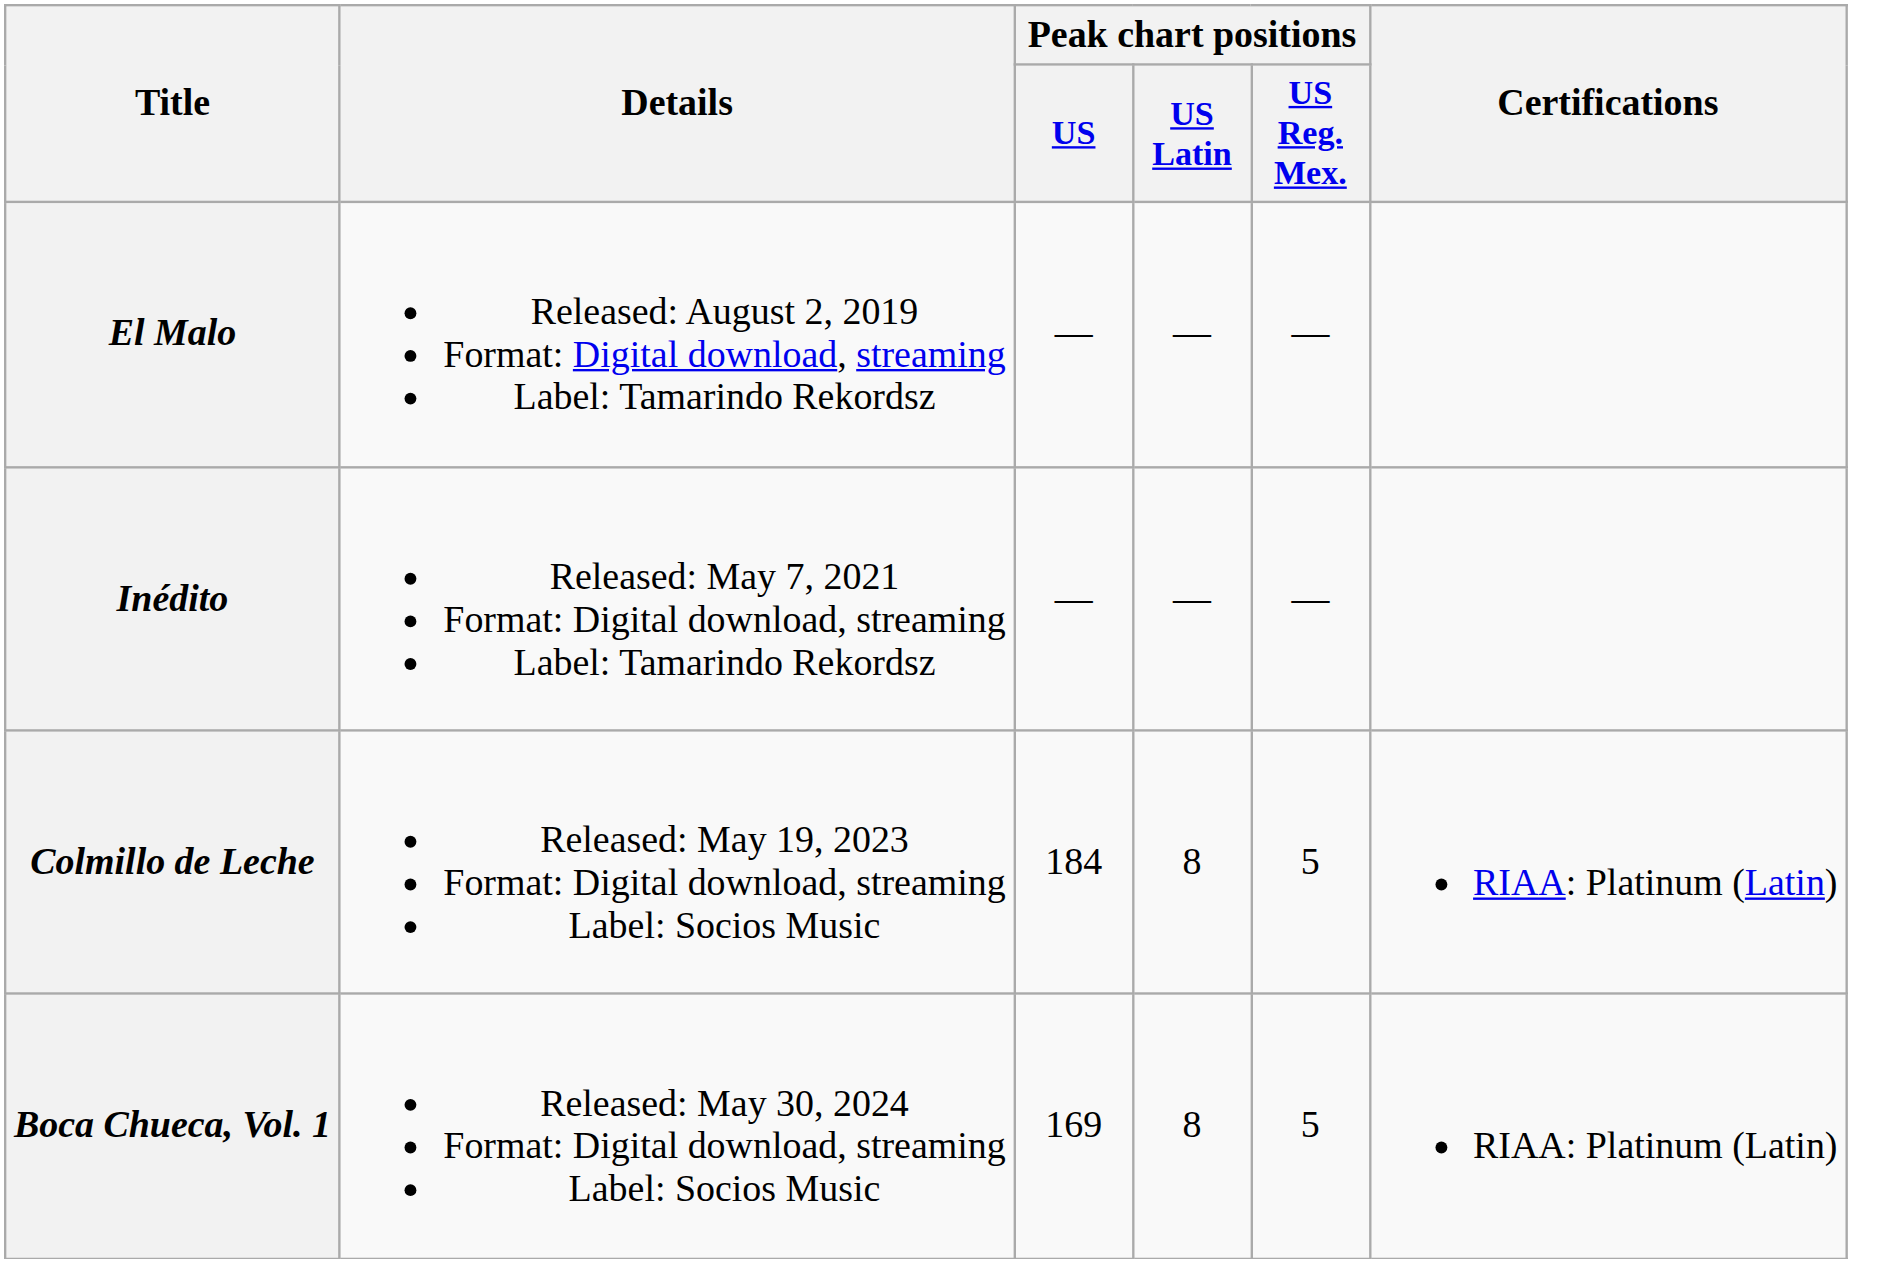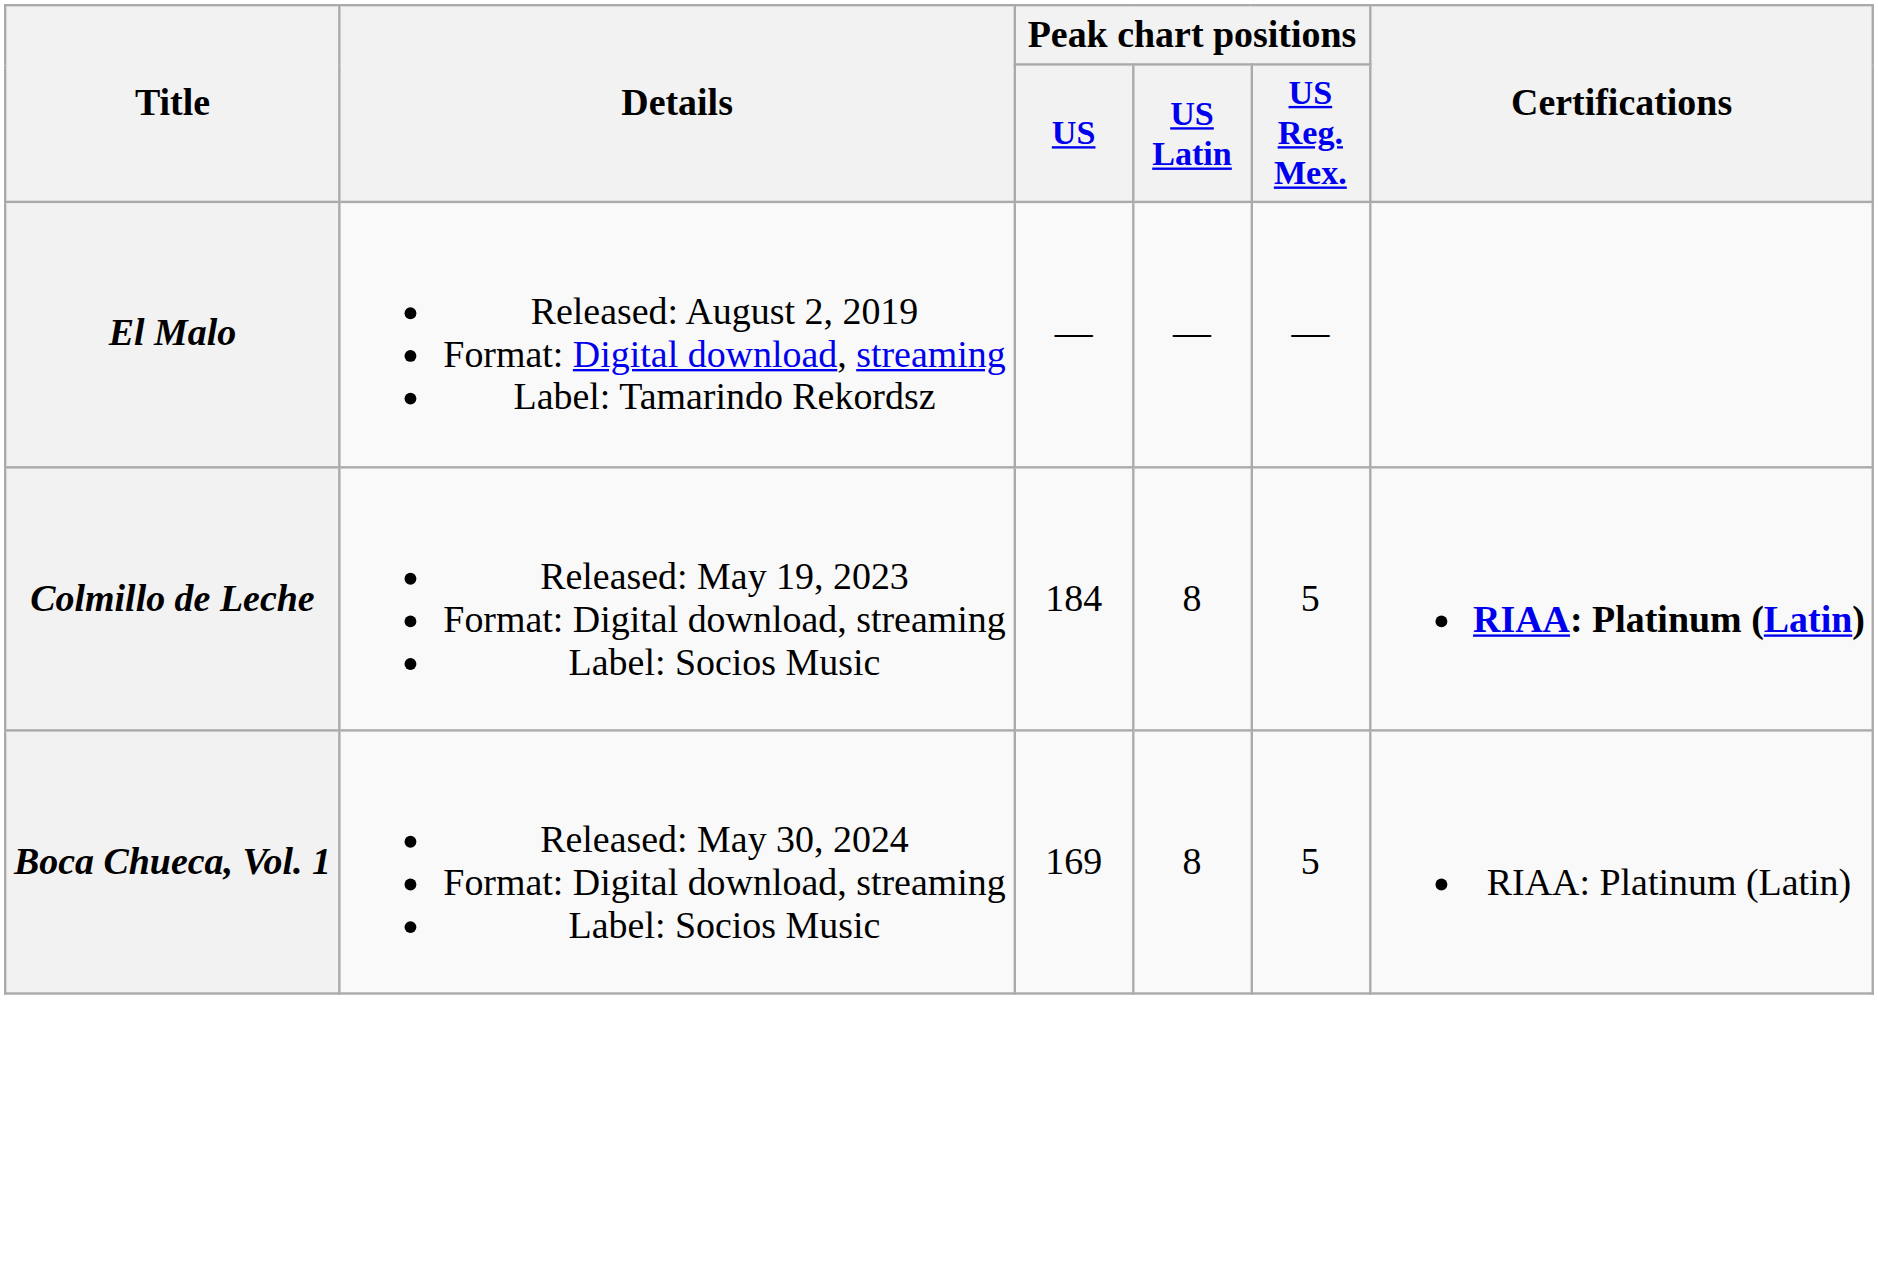- row: (172, 597)
(1608, 883) normal -> (1622, 619) bold
